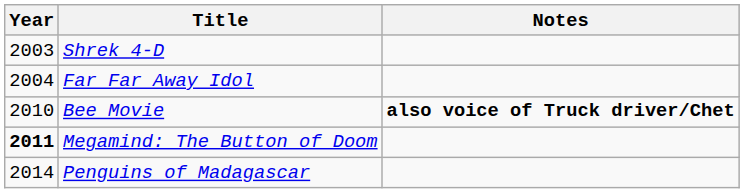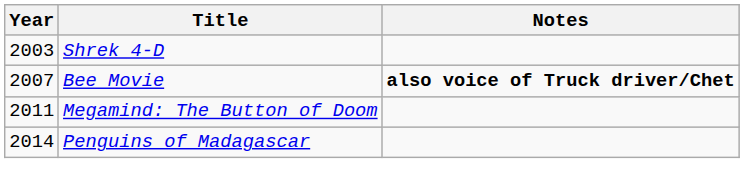- row: (159, 81)
(32, 112) 2010 -> (32, 81) 2007
(32, 142) bold -> (32, 112) normal
